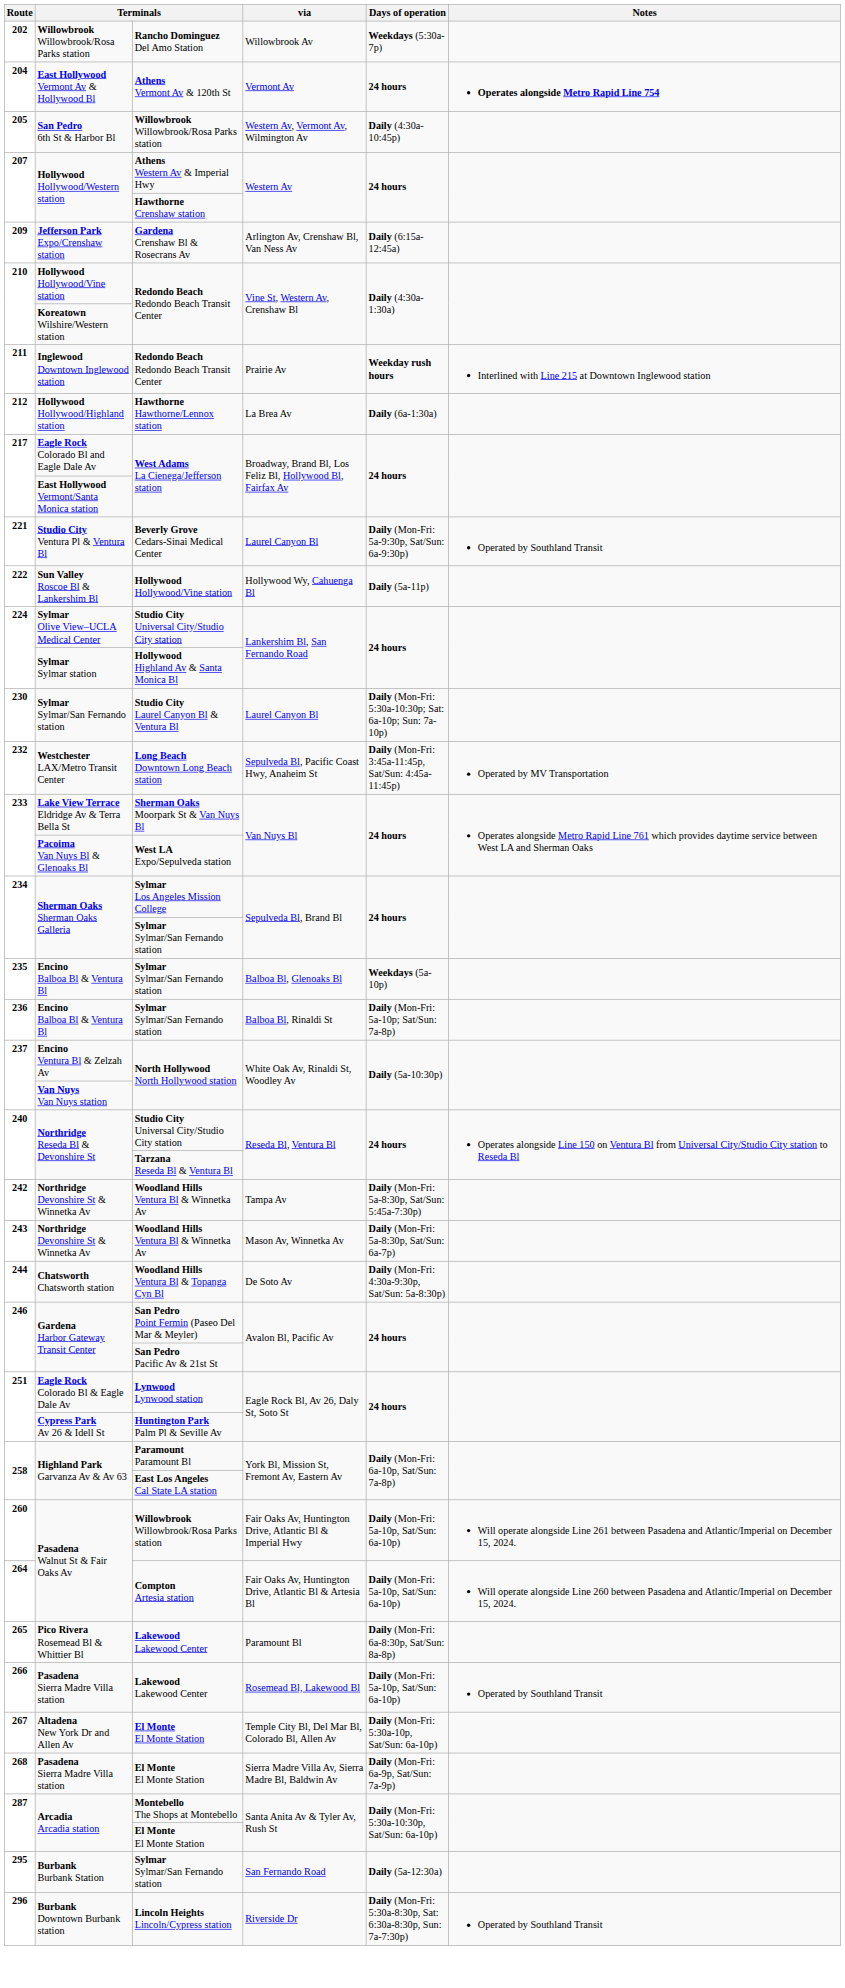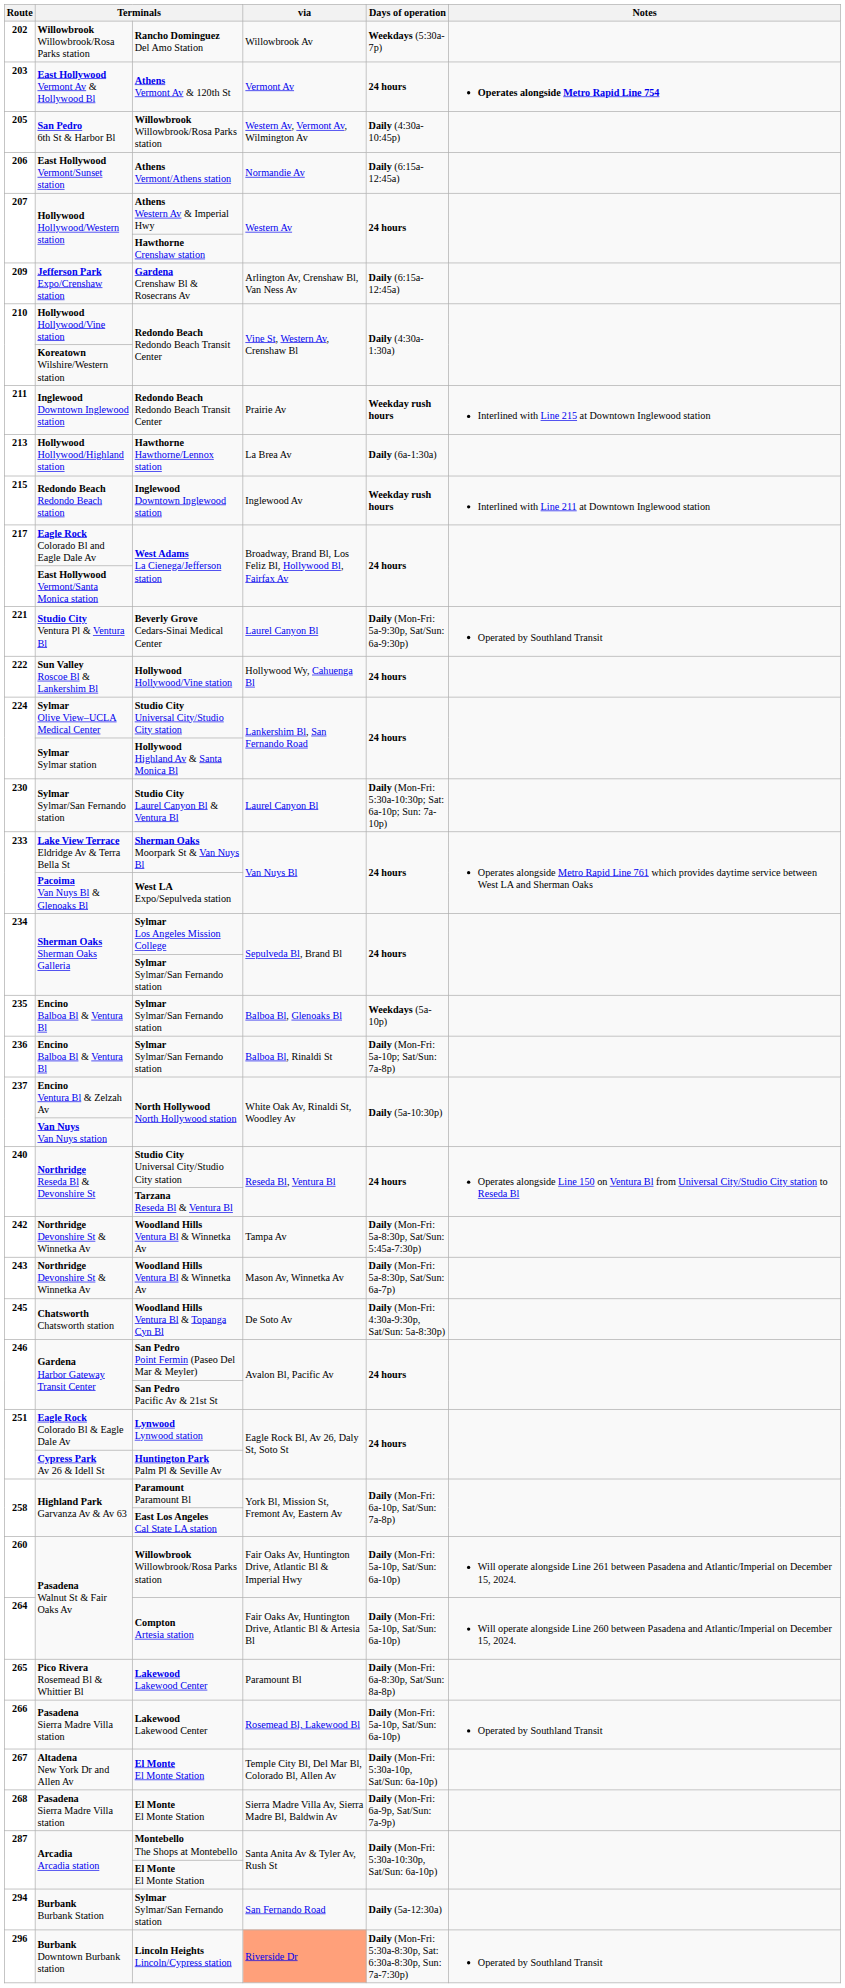(20, 71) 204 -> (20, 71) 203
+ row: (72, 172)
(20, 402) 212 -> (20, 443) 213
+ row: (72, 500)
(399, 586) Daily (5a-11p) -> (387, 676) 24 hours
- row: (77, 768)
(20, 1270) 244 -> (20, 1307) 245
(20, 1860) 295 -> (20, 1897) 294
(271, 1919) no background -> (271, 1956) lightsalmon background
